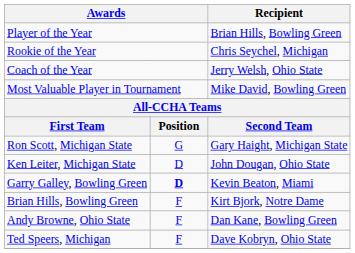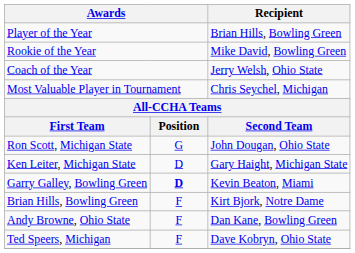(269, 51) Chris Seychel, Michigan -> (278, 51) Mike David, Bowling Green
(278, 88) Mike David, Bowling Green -> (269, 88) Chris Seychel, Michigan
(279, 145) Gary Haight, Michigan State -> (270, 145) John Dougan, Ohio State
(270, 164) John Dougan, Ohio State -> (279, 164) Gary Haight, Michigan State
